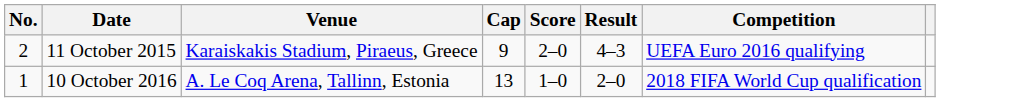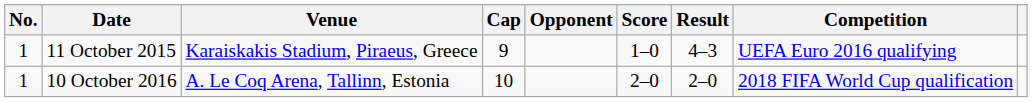+ column: (571, 19)
(23, 50) 2 -> (23, 50) 1
(553, 50) 2–0 -> (644, 50) 1–0
(504, 81) 13 -> (504, 81) 10
(553, 81) 1–0 -> (644, 81) 2–0
